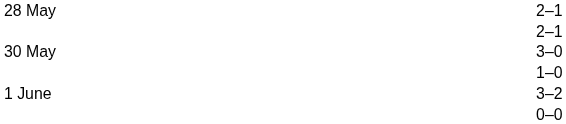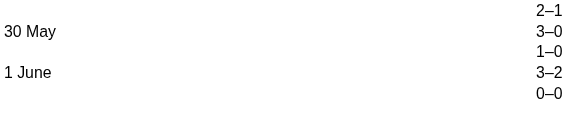- row: (30, 10)
